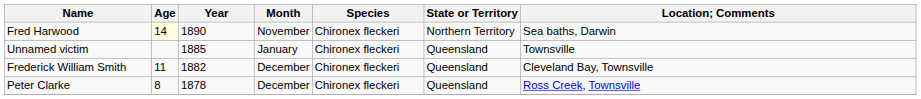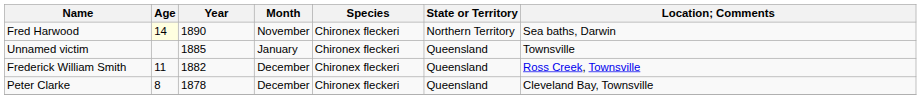(588, 67) Cleveland Bay, Townsville -> (582, 67) Ross Creek, Townsville
(582, 85) Ross Creek, Townsville -> (588, 85) Cleveland Bay, Townsville
